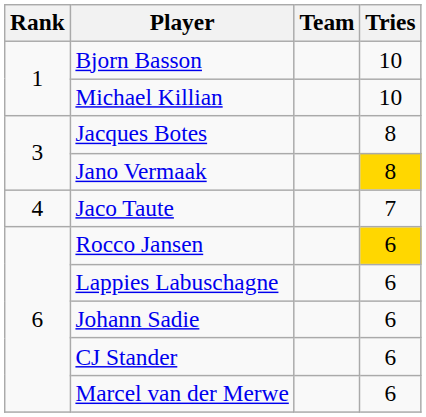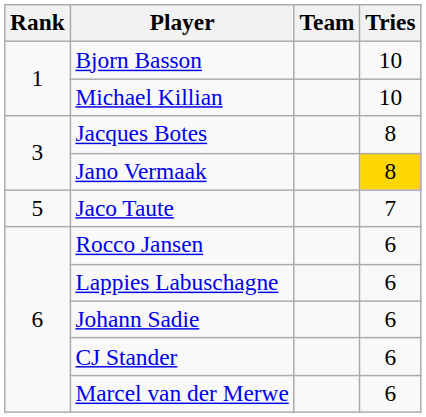(37, 208) 4 -> (37, 208) 5
(390, 245) gold background -> (390, 245) no background
